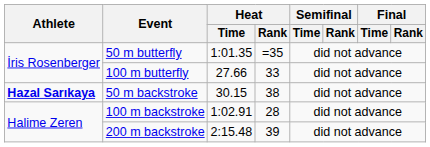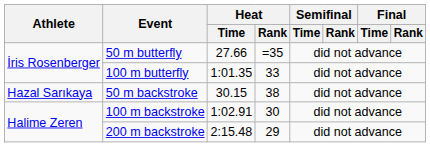(231, 53) 1:01.35 -> (231, 53) 27.66
(231, 73) 27.66 -> (231, 73) 1:01.35
(51, 93) bold -> (50, 93) normal
(273, 113) 28 -> (273, 113) 30
(273, 132) 39 -> (273, 132) 29
